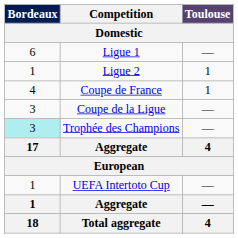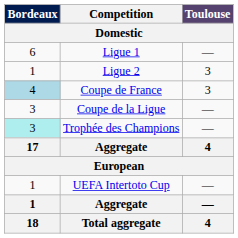(208, 71) 1 -> (208, 71) 3
(33, 90) no background -> (33, 90) lightblue background
(208, 90) 1 -> (208, 90) 3
